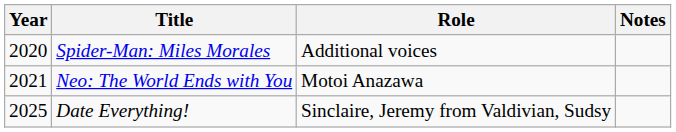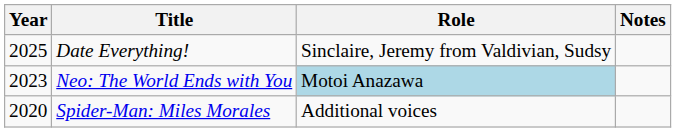rows swapped: (163, 50) <-> (123, 111)
(28, 80) 2021 -> (28, 80) 2023
(362, 80) no background -> (362, 80) lightblue background
